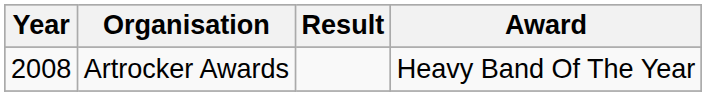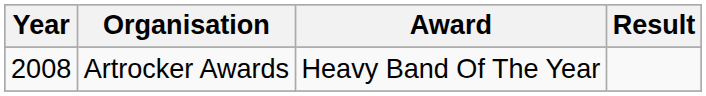columns swapped: (546, 25) <-> (343, 25)
